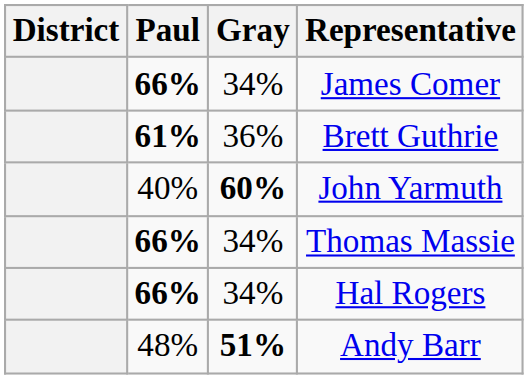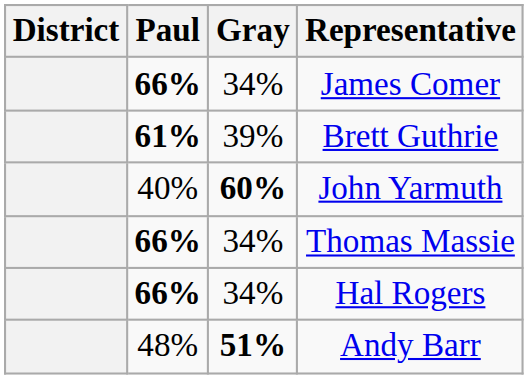(253, 135) 36% -> (253, 135) 39%
